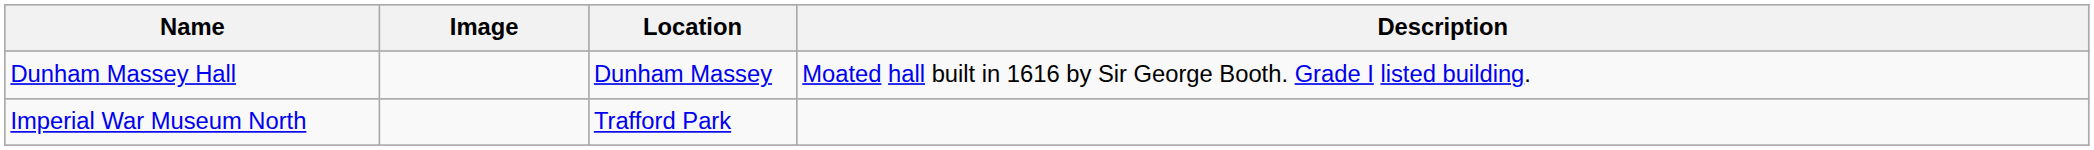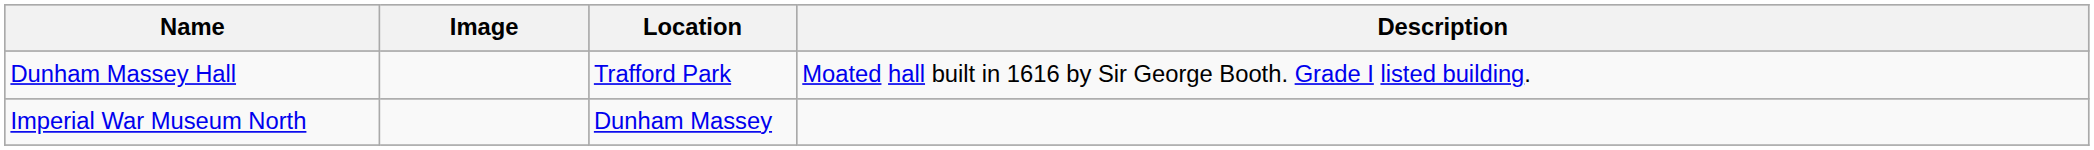(683, 74) Dunham Massey -> (663, 74) Trafford Park
(663, 121) Trafford Park -> (683, 121) Dunham Massey
